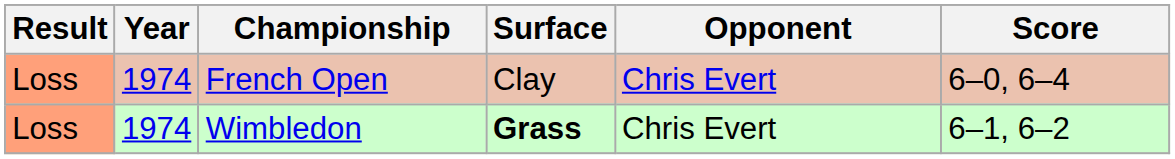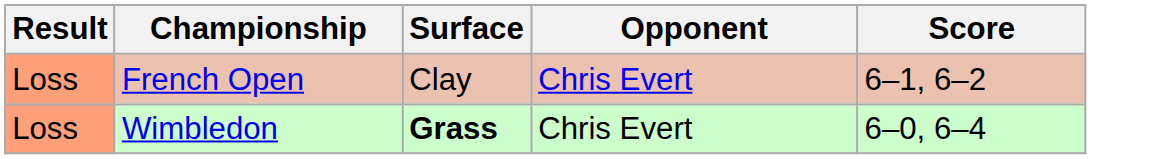- column: (157, 29)
(1009, 78) 6–0, 6–4 -> (925, 78) 6–1, 6–2
(1009, 128) 6–1, 6–2 -> (925, 128) 6–0, 6–4
